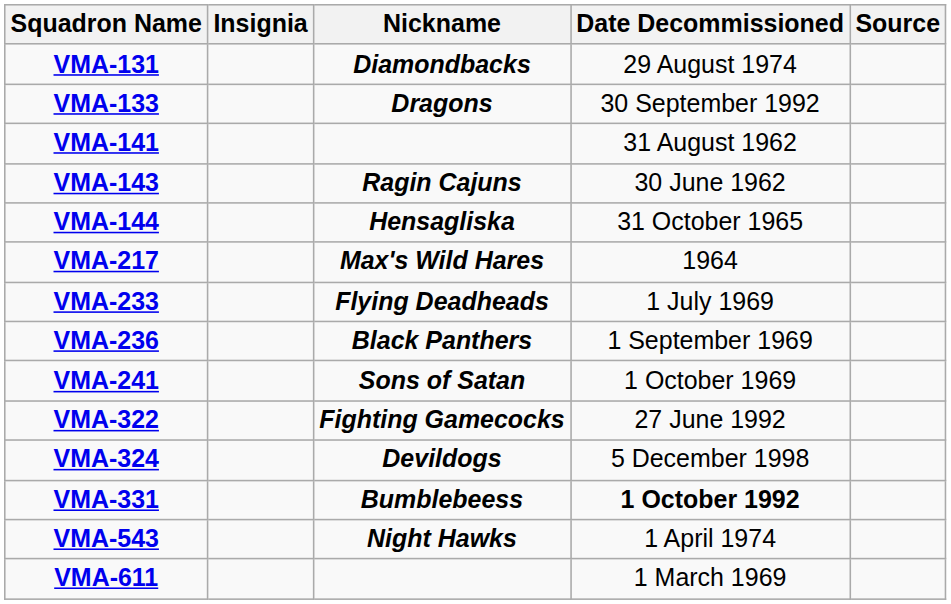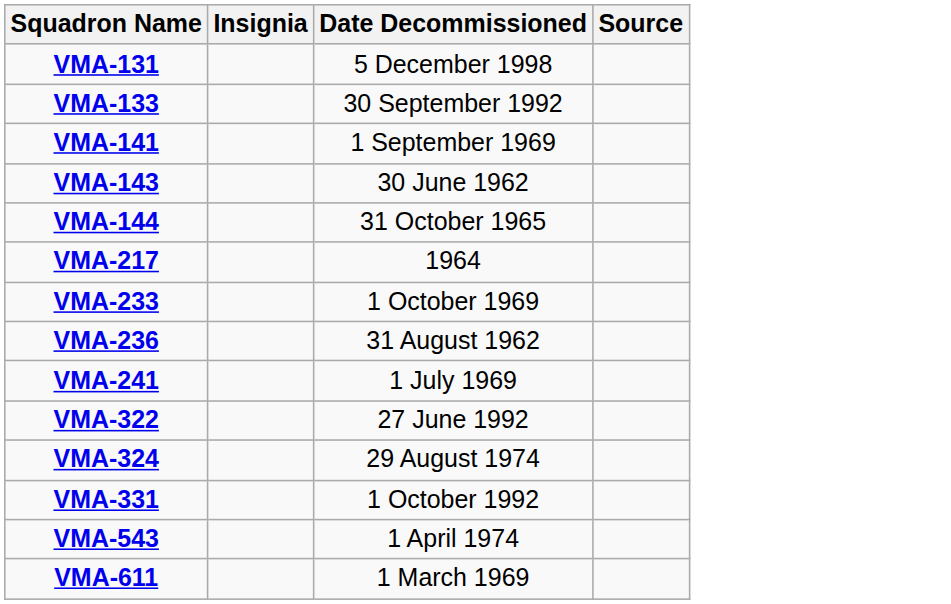- column: (442, 24)
(710, 63) 29 August 1974 -> (453, 63) 5 December 1998
(710, 143) 31 August 1962 -> (453, 143) 1 September 1969
(710, 301) 1 July 1969 -> (453, 301) 1 October 1969
(710, 340) 1 September 1969 -> (453, 340) 31 August 1962
(710, 380) 1 October 1969 -> (453, 380) 1 July 1969
(710, 459) 5 December 1998 -> (453, 459) 29 August 1974
(710, 499) bold -> (453, 499) normal
